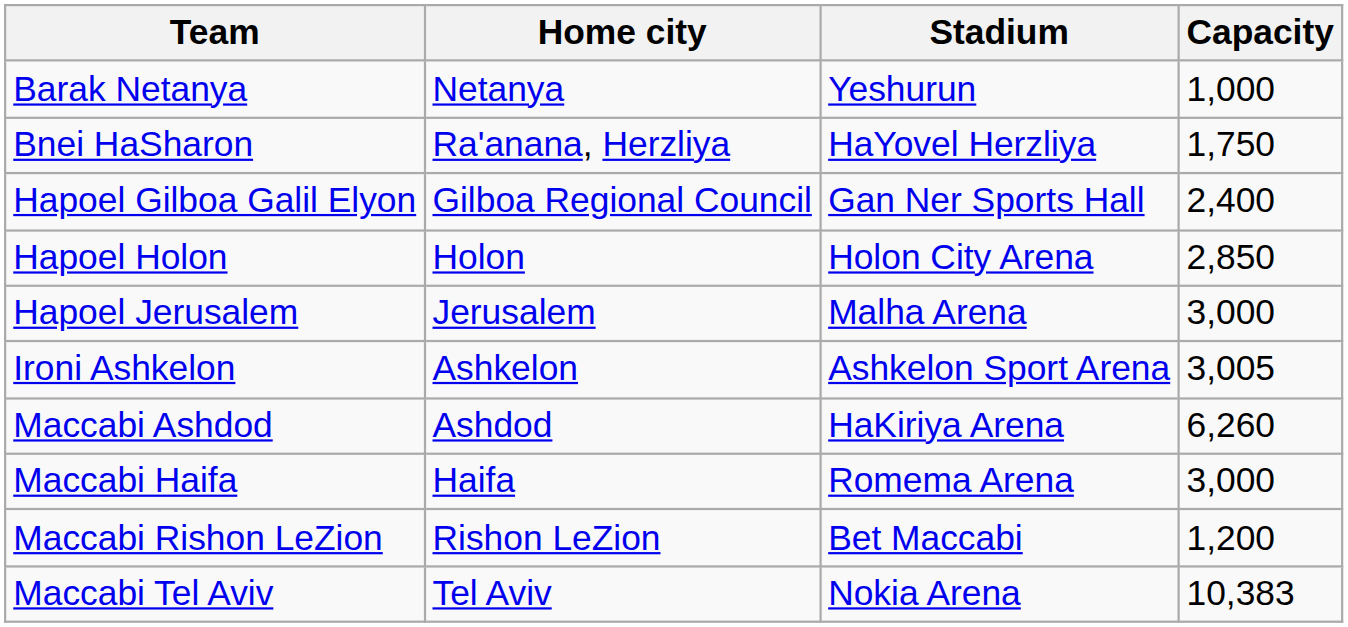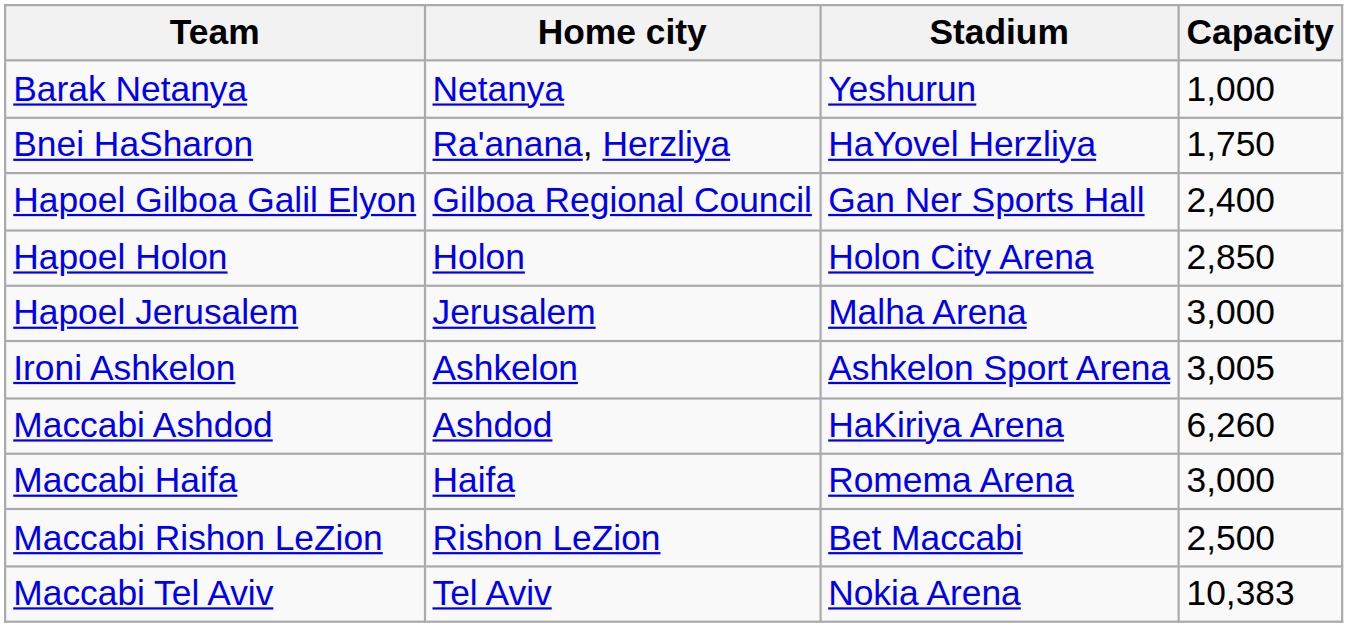(1231, 537) 1,200 -> (1231, 537) 2,500
